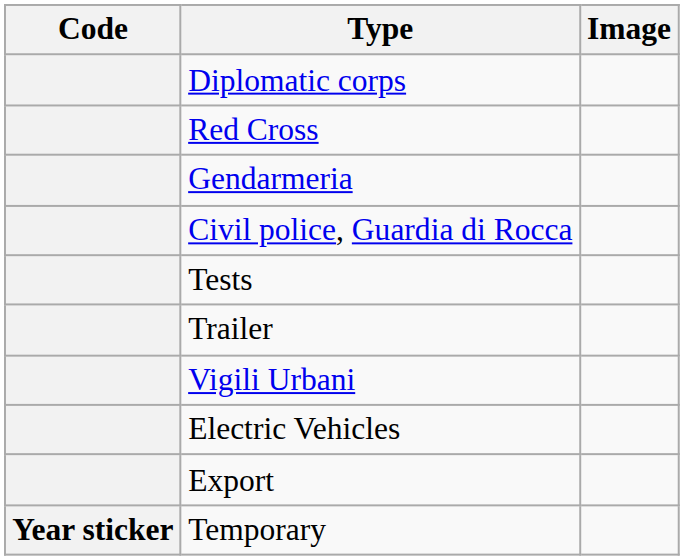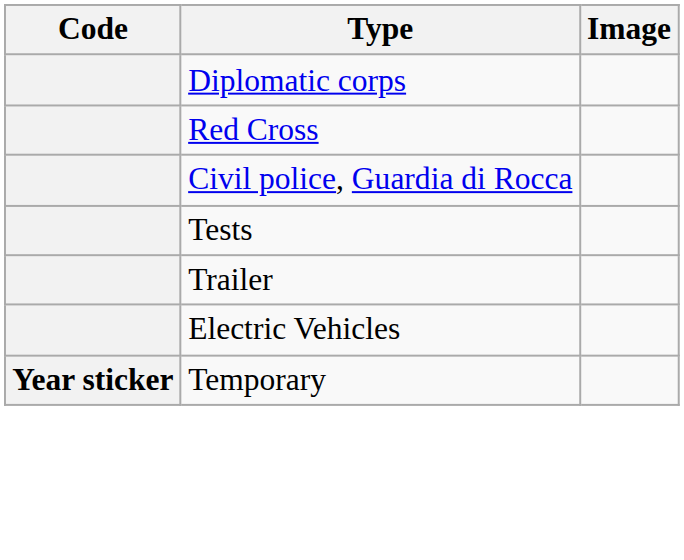- row: (270, 179)
- row: (272, 379)
- row: (231, 479)
